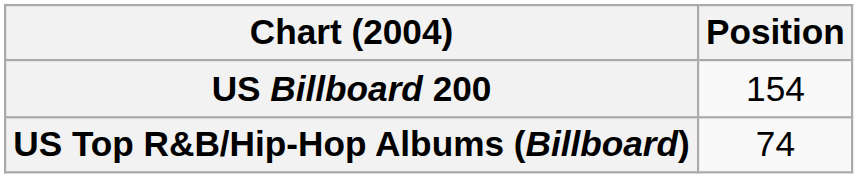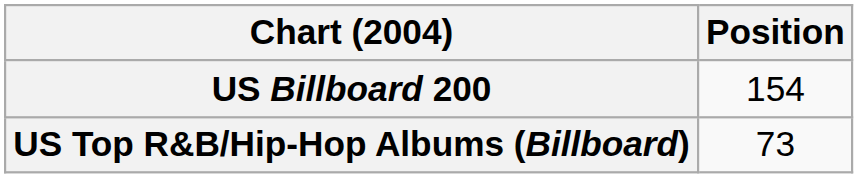(775, 144) 74 -> (775, 144) 73
